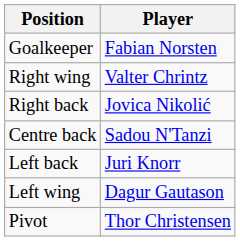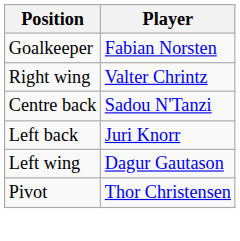- row: (49, 105)
